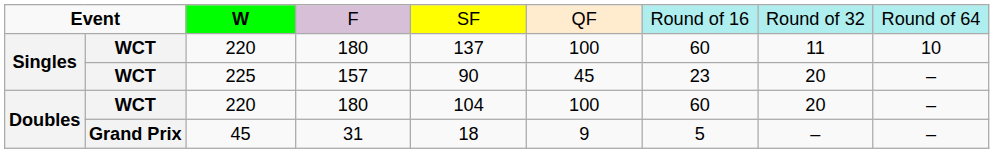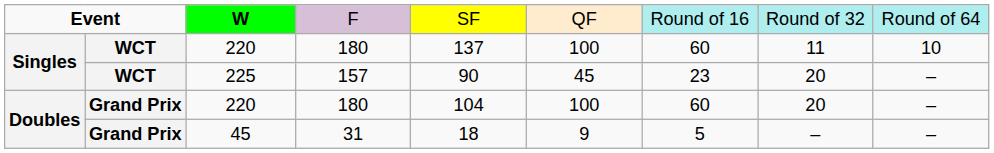(135, 105) WCT -> (135, 105) Grand Prix
